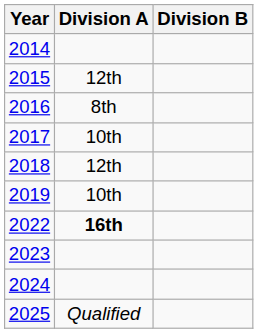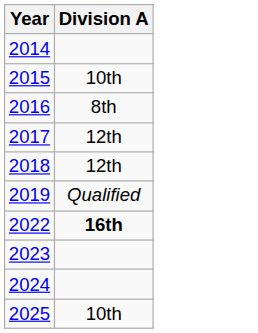- column: (203, 19)
(104, 78) 12th -> (104, 78) 10th
(104, 136) 10th -> (104, 136) 12th
(104, 195) 10th -> (104, 195) Qualified
(104, 313) Qualified -> (104, 313) 10th
